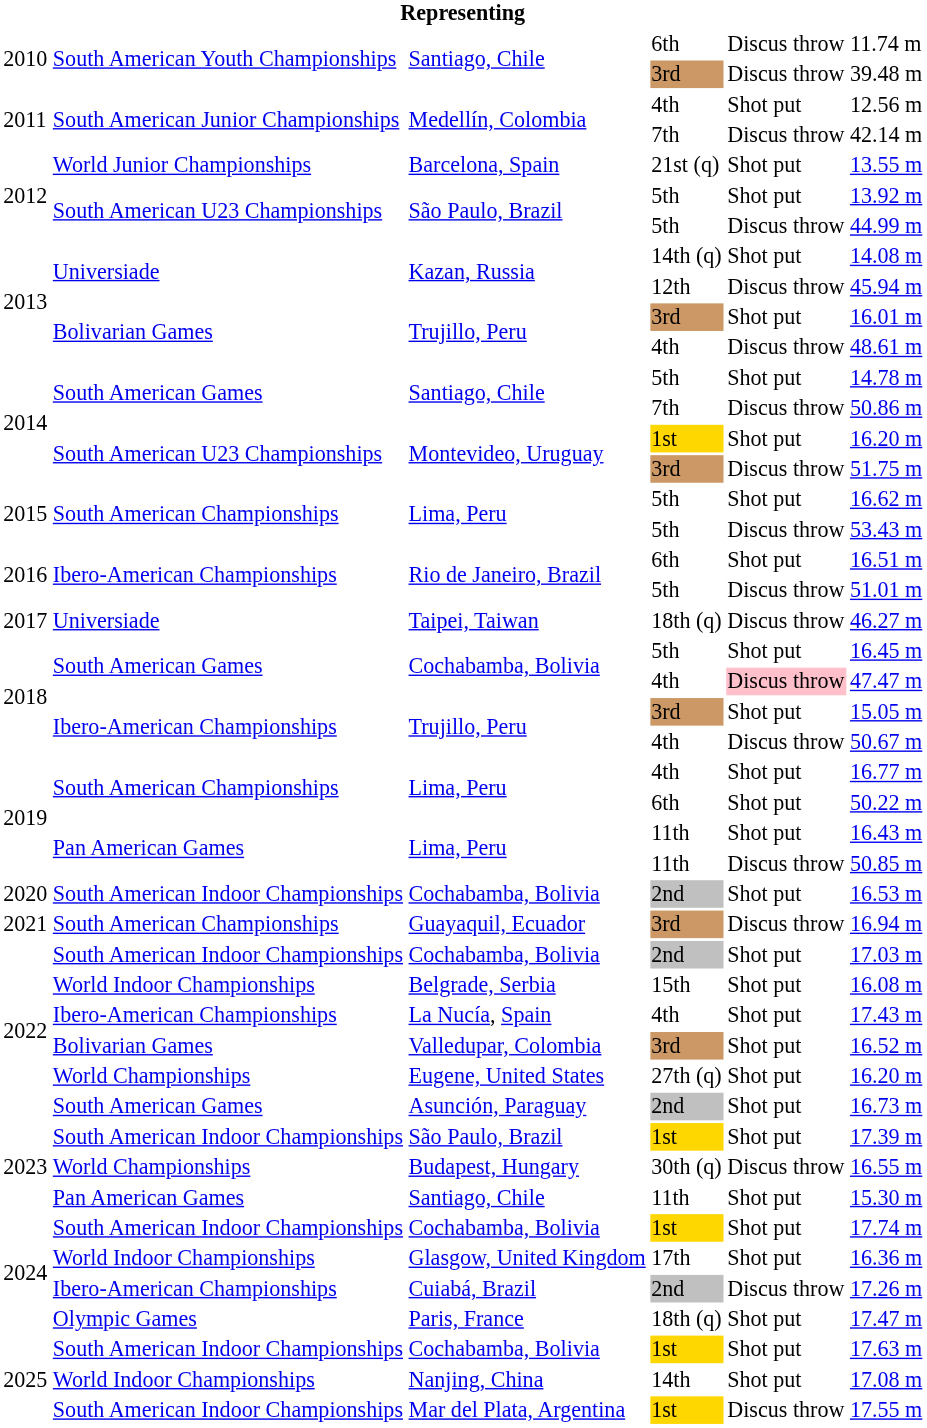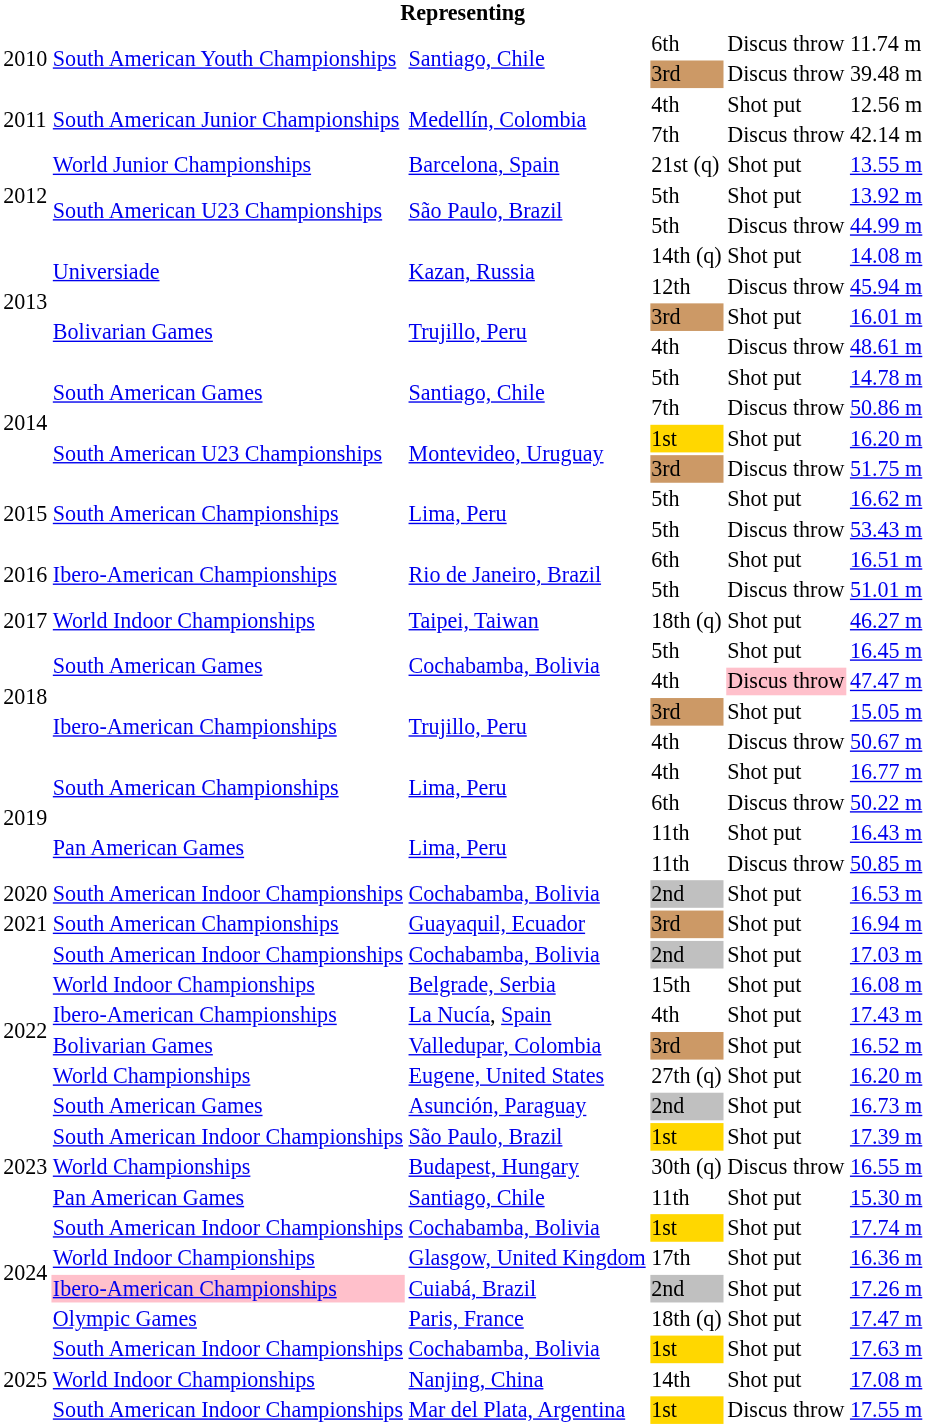(106, 620) Universiade -> (184, 620) World Indoor Championships
(786, 620) Discus throw -> (764, 620) Shot put
(764, 802) Shot put -> (786, 802) Discus throw
(786, 924) Discus throw -> (764, 924) Shot put
(195, 1288) no background -> (195, 1288) pink background
(786, 1288) Discus throw -> (764, 1288) Shot put
